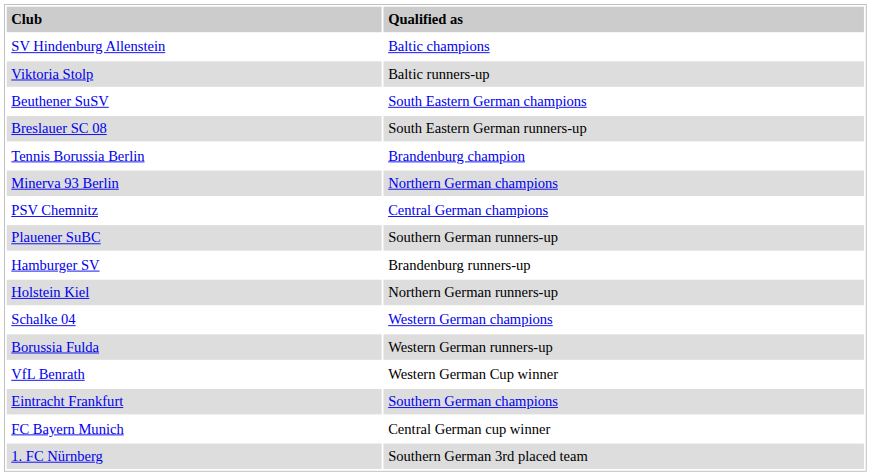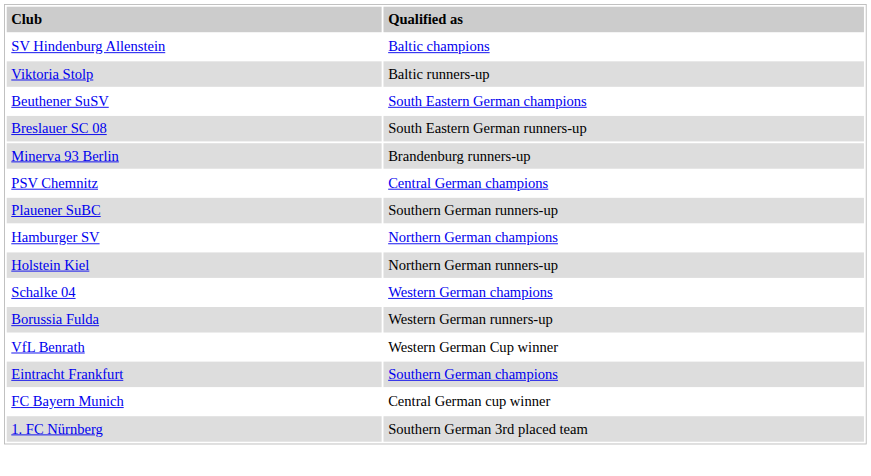- row: (78, 156)
(473, 183) Northern German champions -> (459, 156) Brandenburg runners-up
(459, 265) Brandenburg runners-up -> (473, 237) Northern German champions
